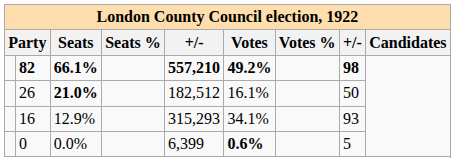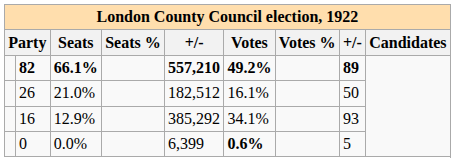(351, 67) 98 -> (351, 67) 89
(76, 93) bold -> (74, 93) normal
(194, 118) 315,293 -> (194, 118) 385,292
